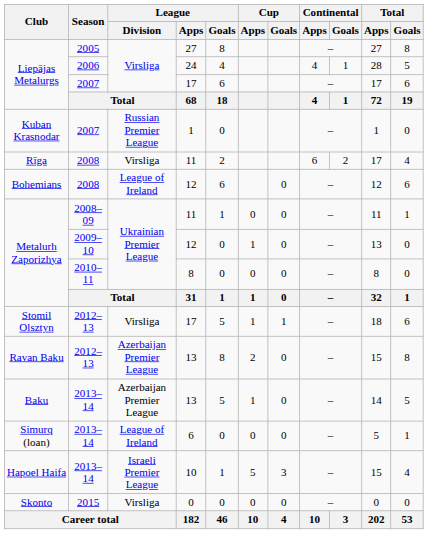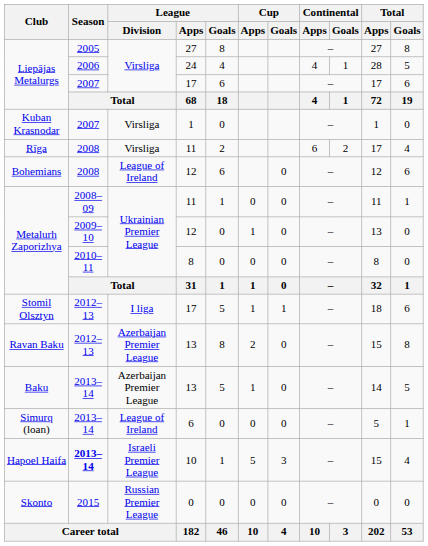(142, 130) Russian Premier League -> (142, 124) Virsliga
(142, 321) Virsliga -> (142, 309) I liga
(88, 472) normal -> (88, 459) bold
(142, 502) Virsliga -> (142, 502) Russian Premier League
